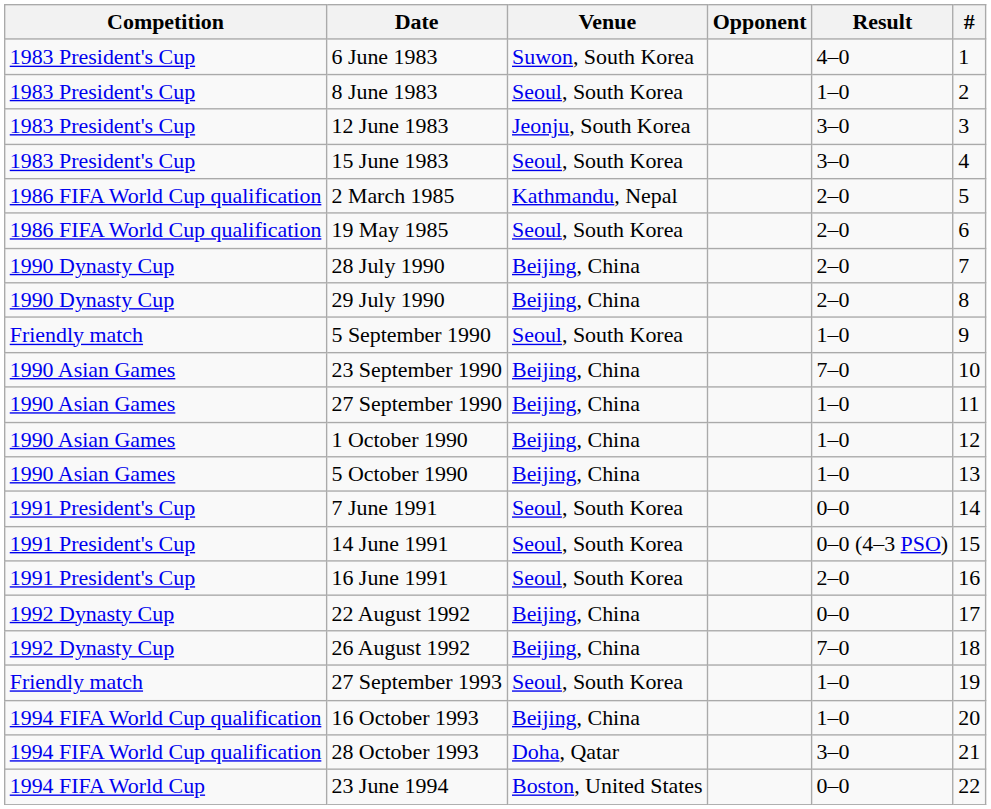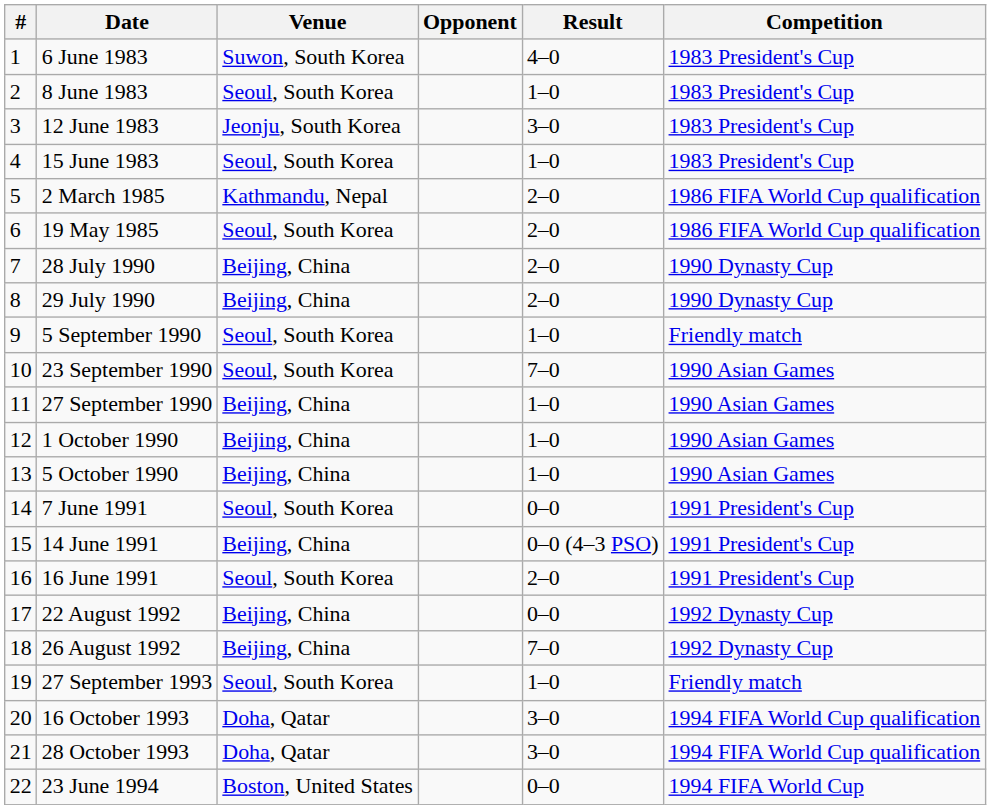columns swapped: (969, 21) <-> (166, 21)
(833, 160) 3–0 -> (543, 160) 1–0
(576, 369) Beijing, China -> (308, 369) Seoul, South Korea
(598, 543) Seoul, South Korea -> (286, 543) Beijing, China
(576, 717) Beijing, China -> (276, 717) Doha, Qatar
(833, 717) 1–0 -> (543, 717) 3–0
